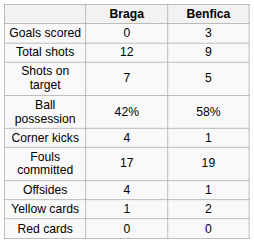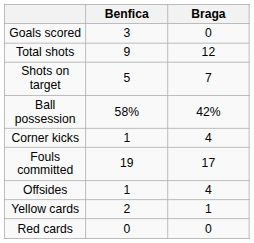columns swapped: (208, 14) <-> (127, 14)
